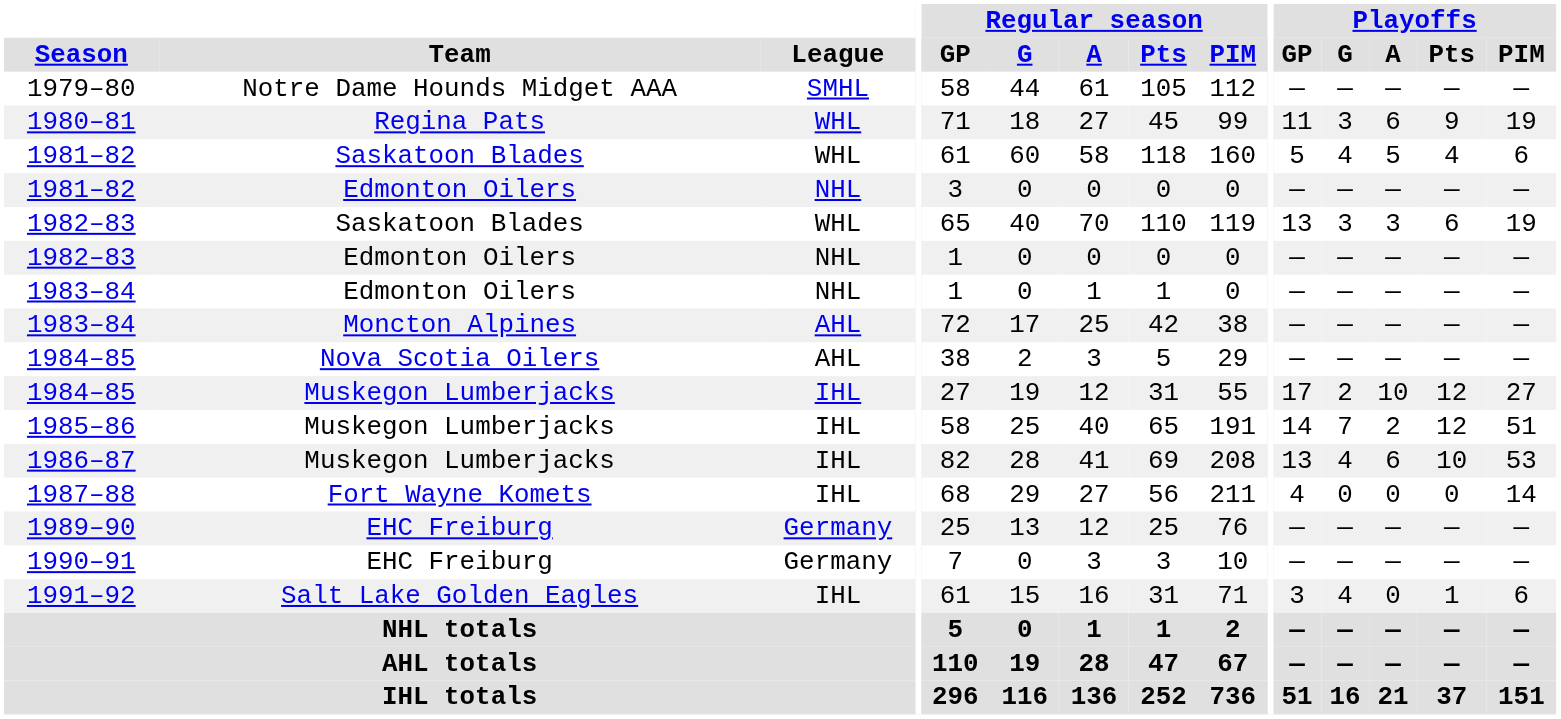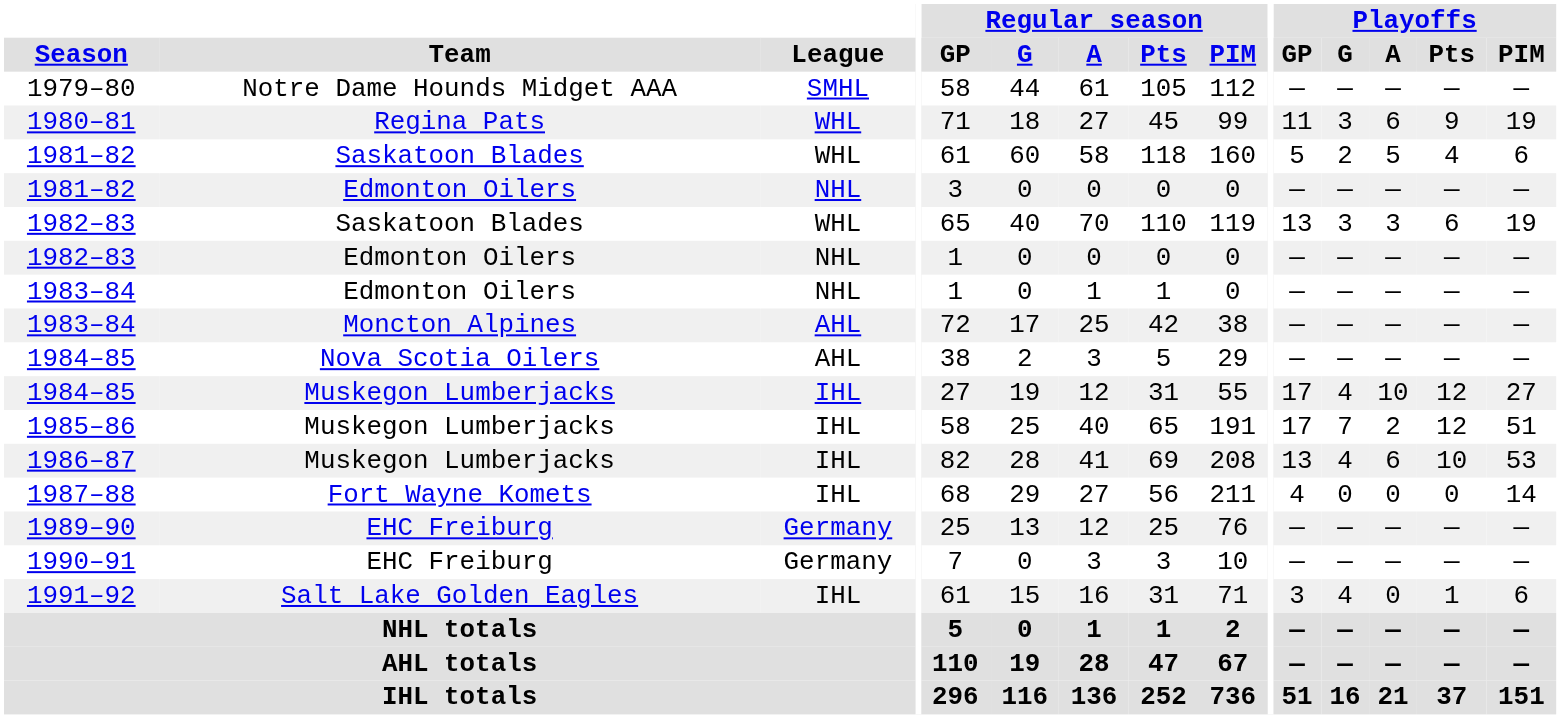(1345, 156) 4 -> (1345, 156) 2
(1345, 393) 2 -> (1345, 393) 4
(1297, 427) 14 -> (1297, 427) 17
